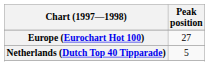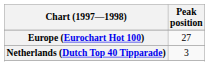(186, 53) 5 -> (186, 53) 3
